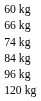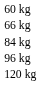- row: (17, 42)
